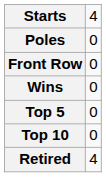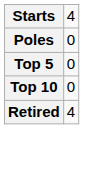- row: (45, 64)
- row: (45, 87)
